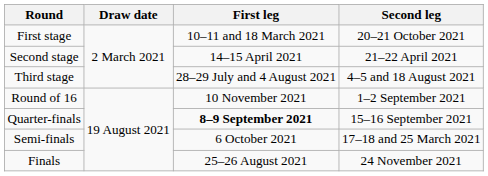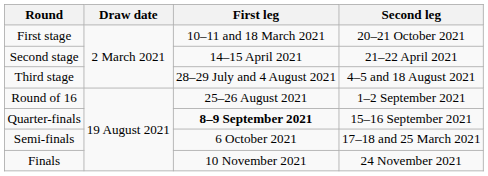(256, 98) 10 November 2021 -> (256, 98) 25–26 August 2021
(256, 160) 25–26 August 2021 -> (256, 160) 10 November 2021
